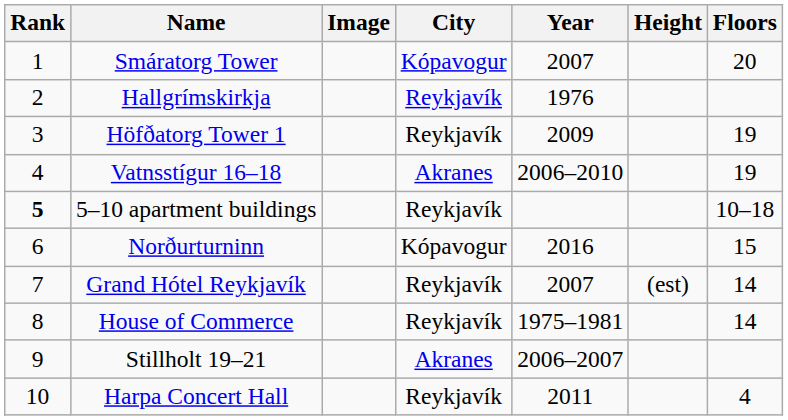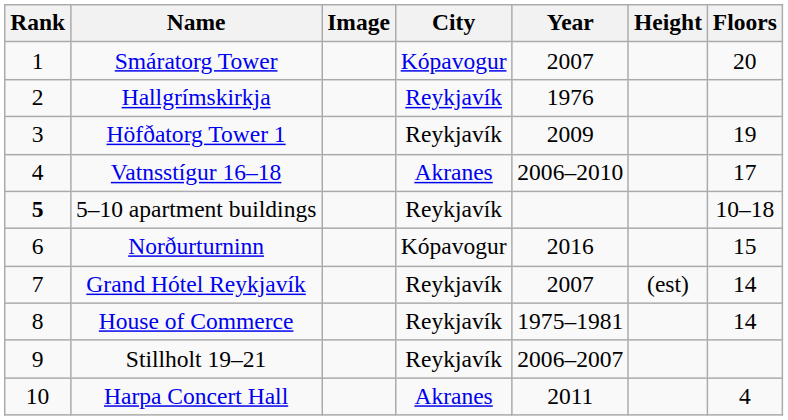(745, 172) 19 -> (745, 172) 17
(454, 358) Akranes -> (454, 358) Reykjavík
(454, 396) Reykjavík -> (454, 396) Akranes
